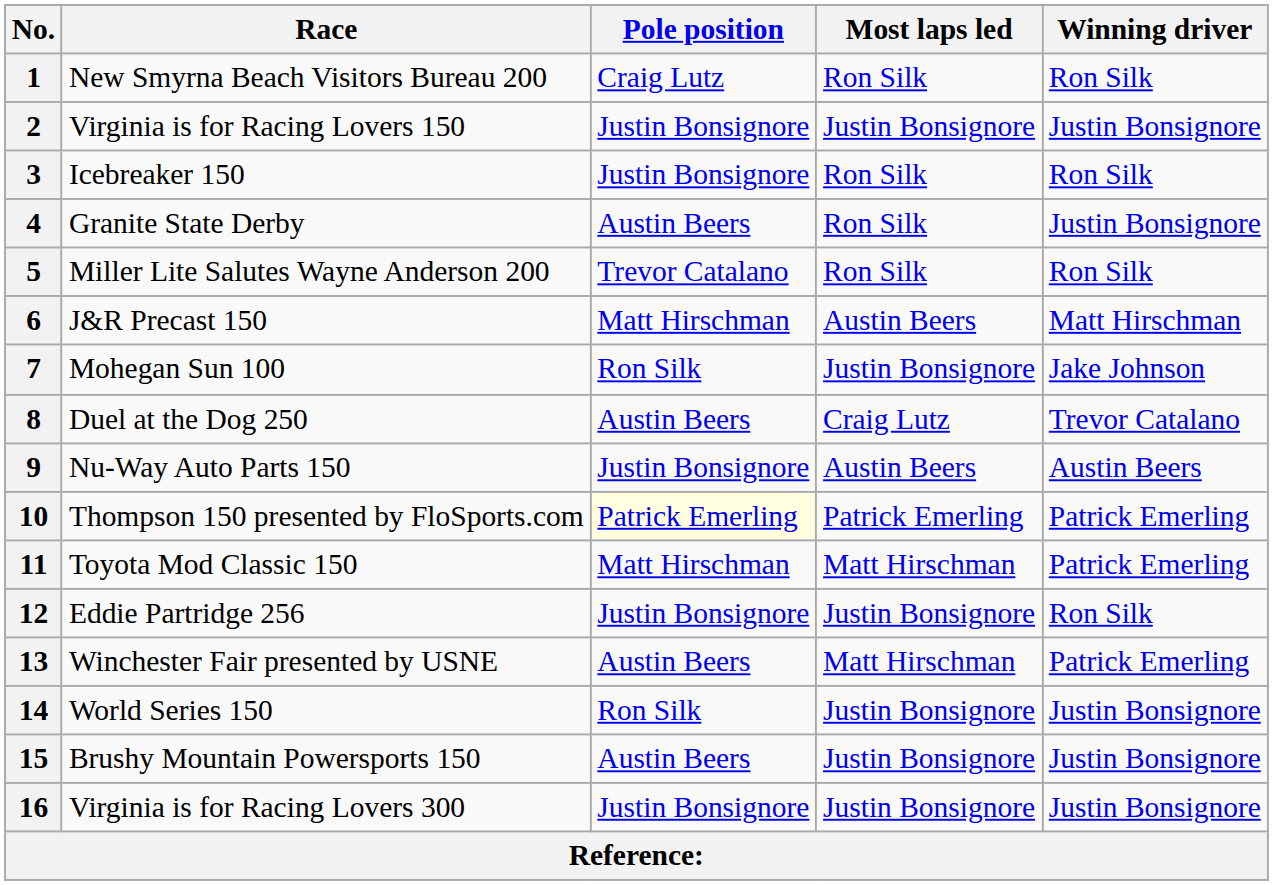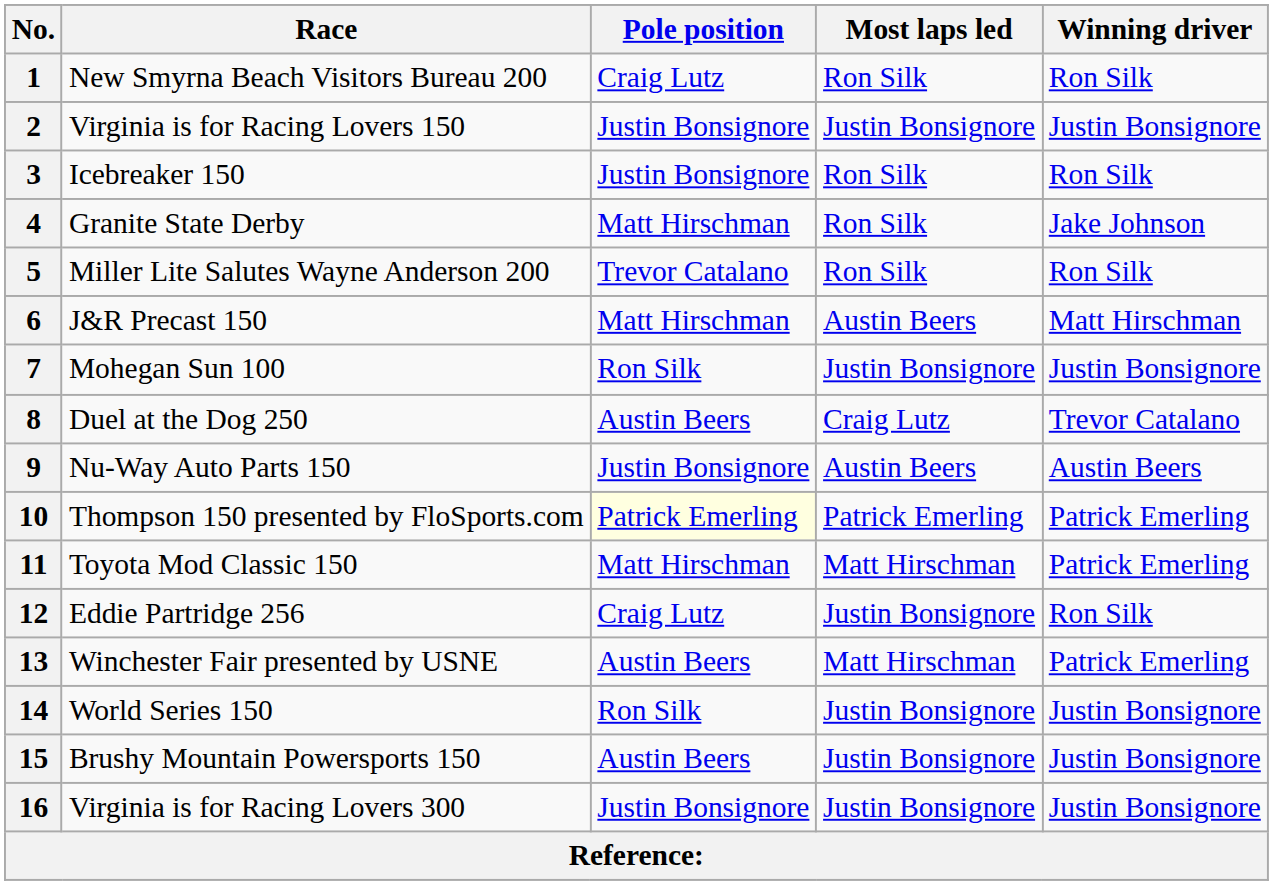(674, 223) Austin Beers -> (694, 223) Matt Hirschman
(1155, 223) Justin Bonsignore -> (1127, 223) Jake Johnson
(1127, 369) Jake Johnson -> (1155, 369) Justin Bonsignore
(703, 612) Justin Bonsignore -> (661, 612) Craig Lutz
